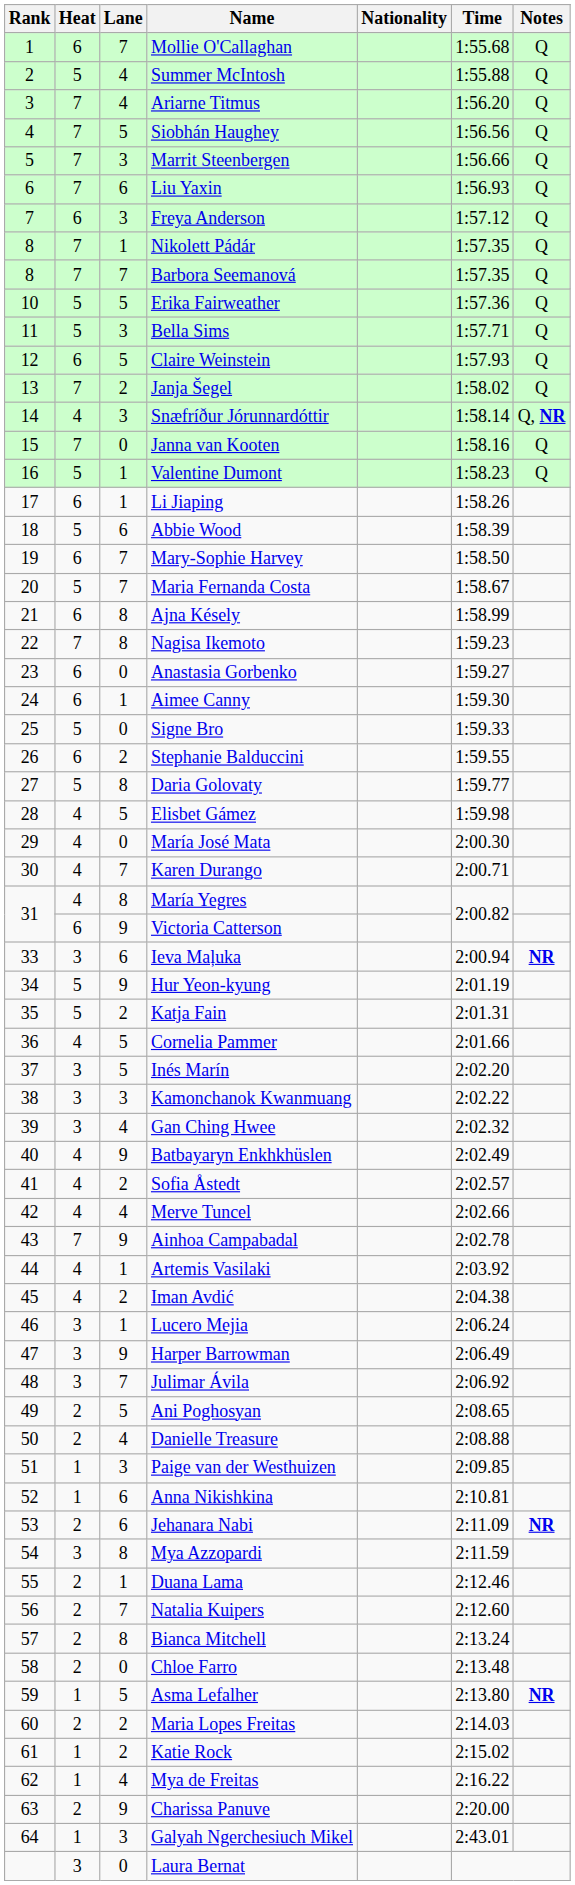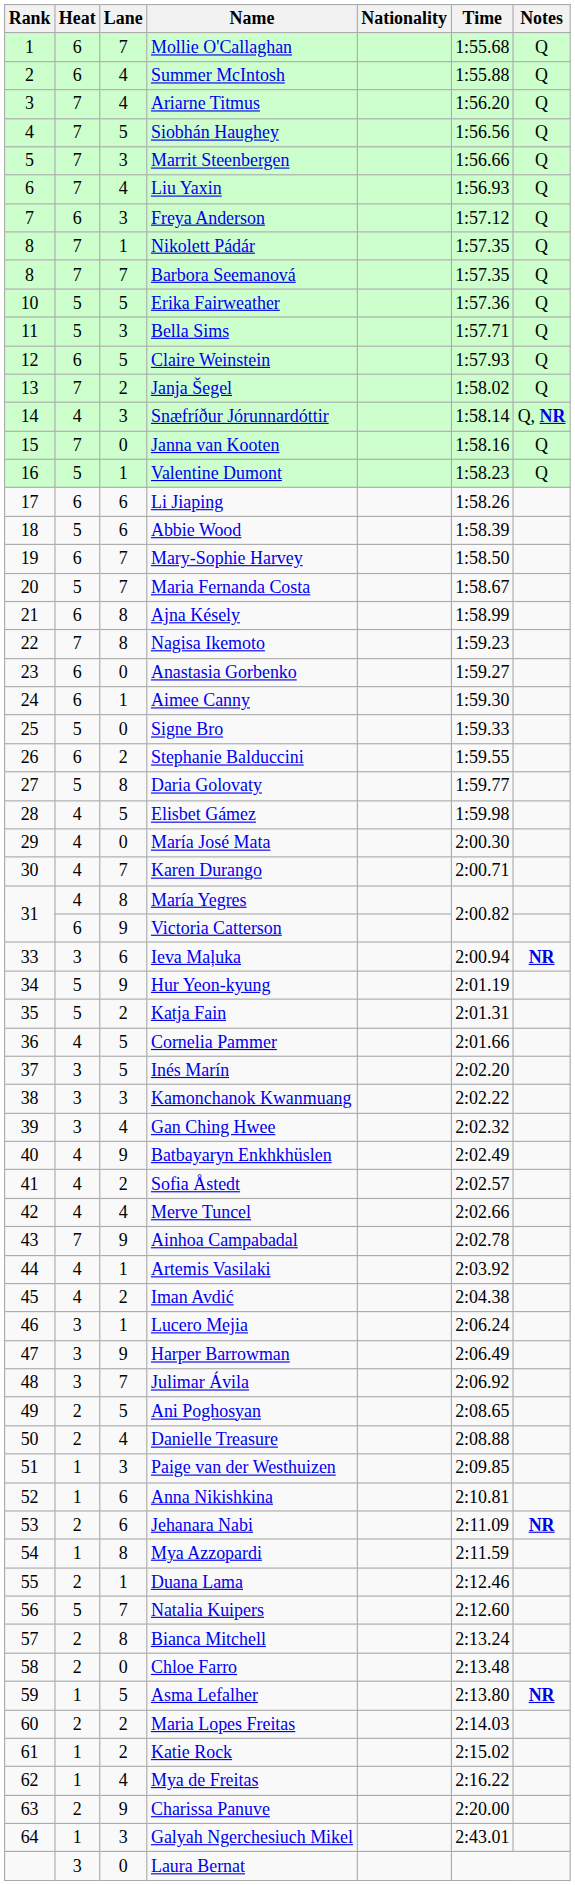(77, 75) 5 -> (77, 75) 6
(123, 189) 6 -> (123, 189) 4
(123, 501) 1 -> (123, 501) 6
(77, 1553) 3 -> (77, 1553) 1
(77, 1610) 2 -> (77, 1610) 5
